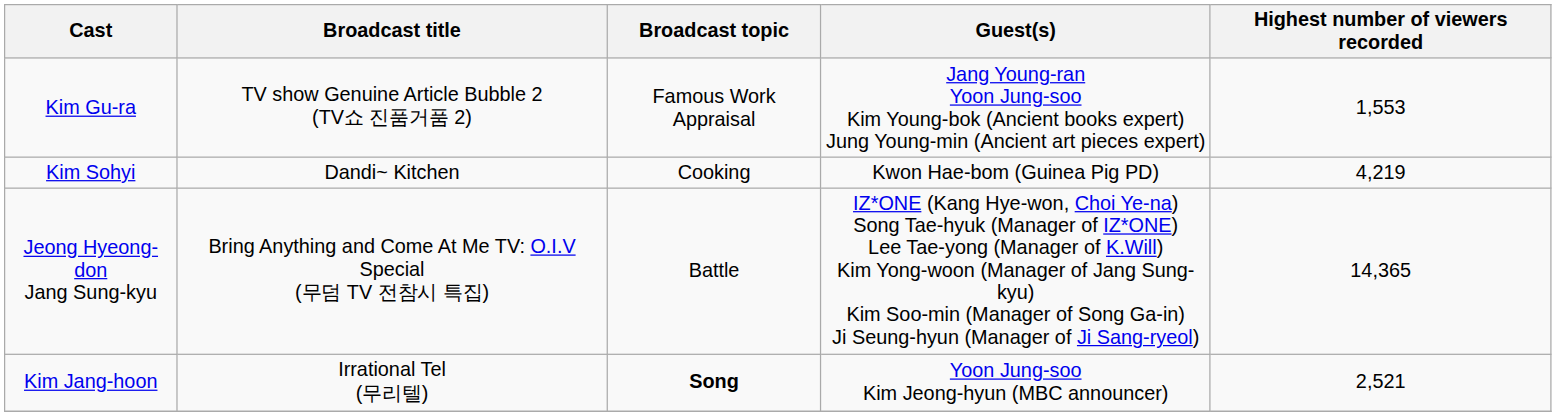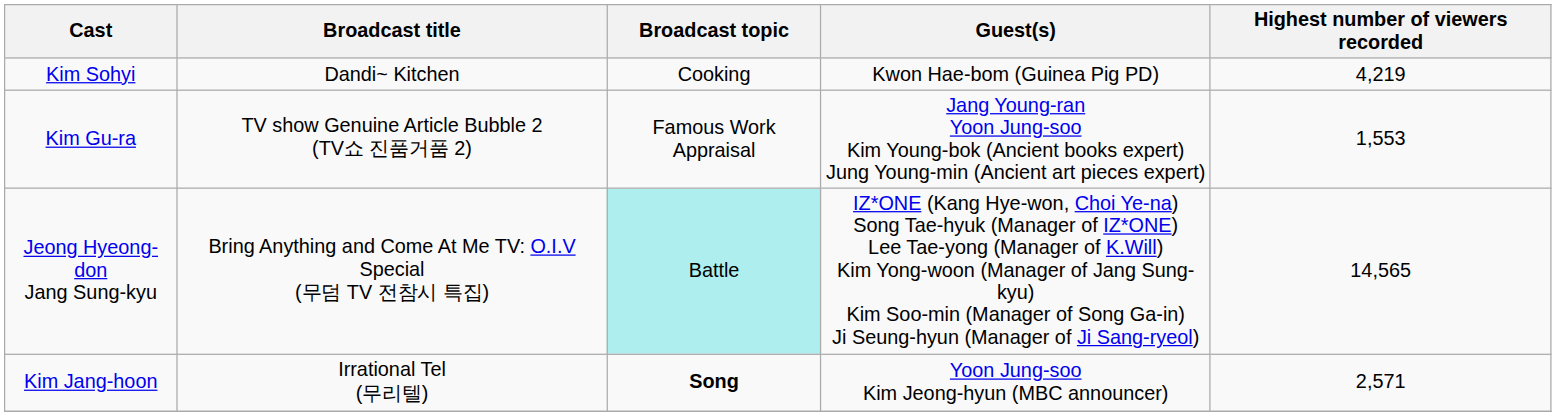rows swapped: (91, 172) <-> (91, 107)
(714, 270) no background -> (714, 270) paleturquoise background
(1381, 270) 14,365 -> (1381, 270) 14,565
(1381, 382) 2,521 -> (1381, 382) 2,571
